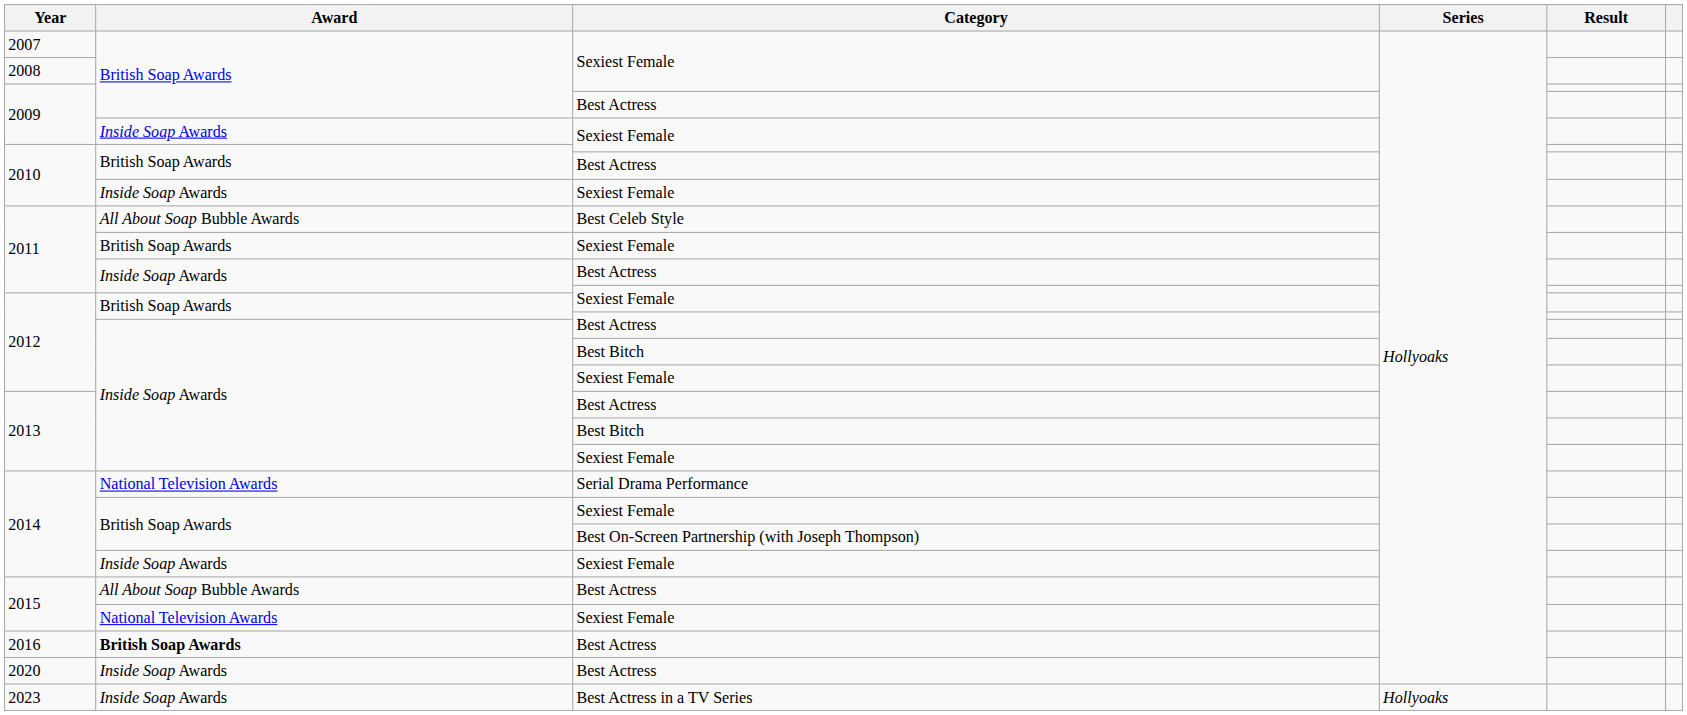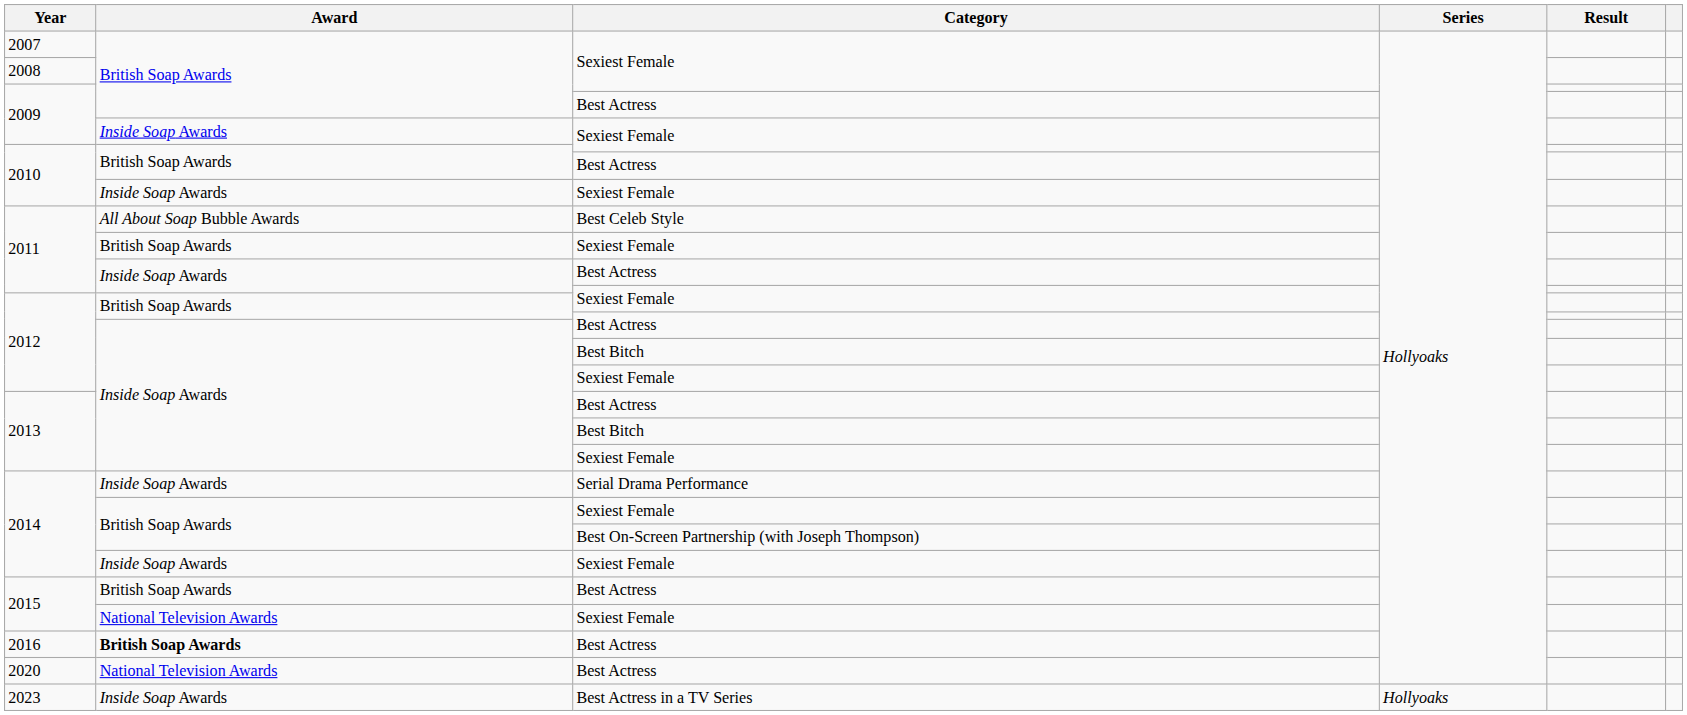(189, 484) National Television Awards -> (163, 484) Inside Soap Awards
(199, 590) All About Soap Bubble Awards -> (166, 590) British Soap Awards
(163, 670) Inside Soap Awards -> (189, 670) National Television Awards
